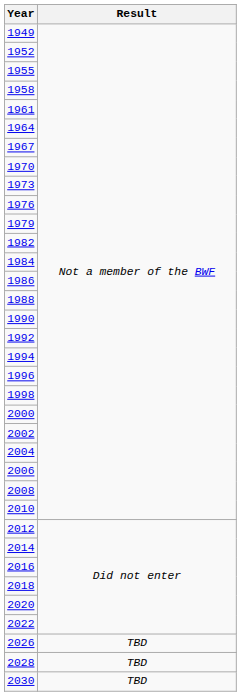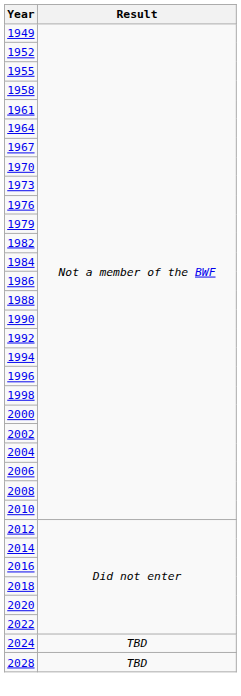+ row: (21, 643)
- row: (21, 643)
- row: (21, 681)
